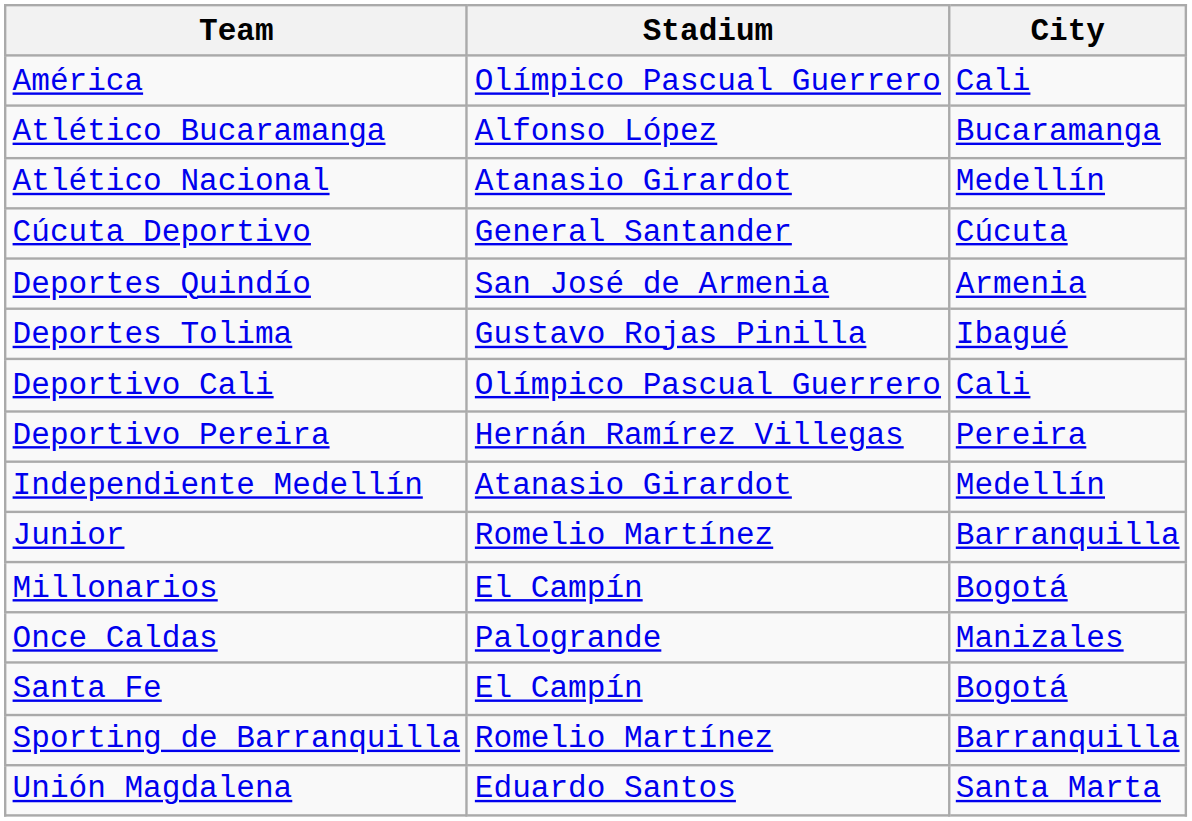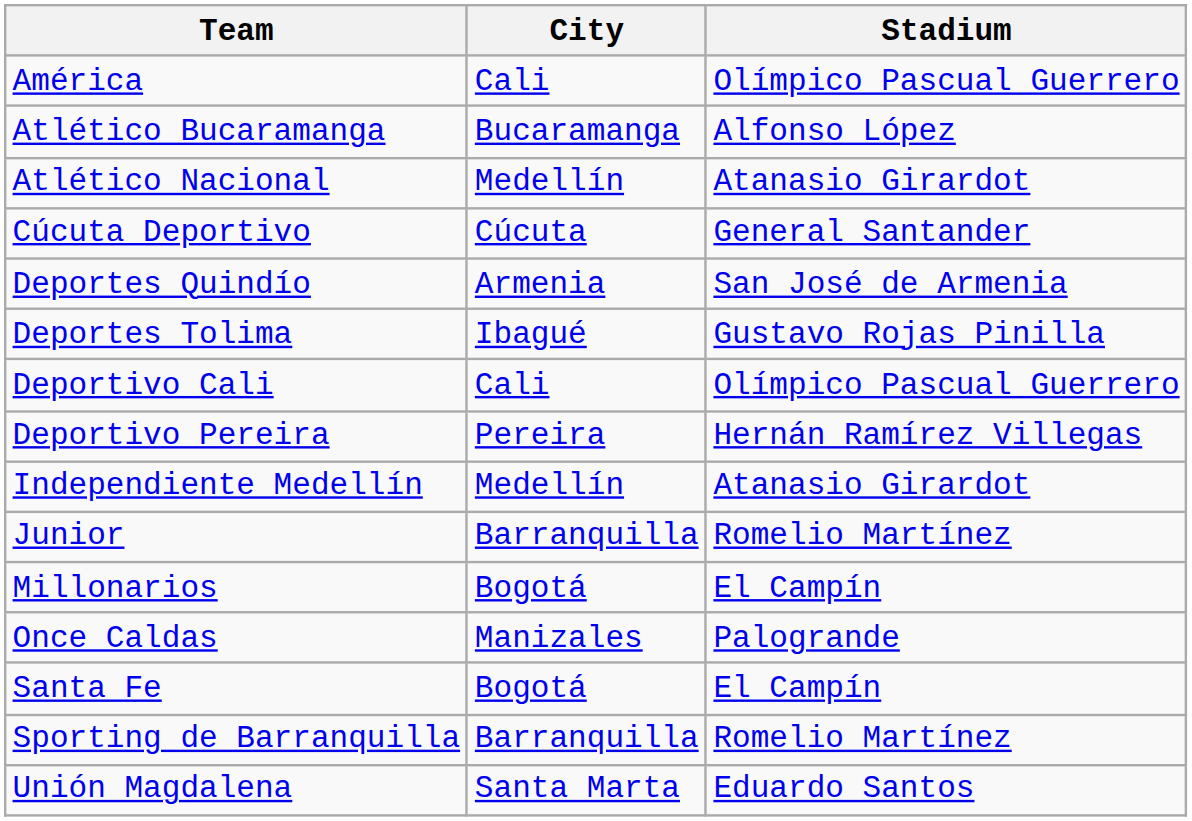columns swapped: (1068, 31) <-> (708, 31)
